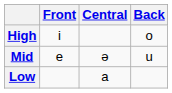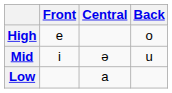(59, 35) i -> (59, 35) e
(59, 56) e -> (59, 56) i
